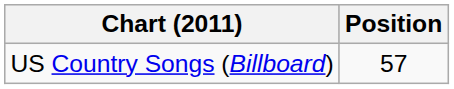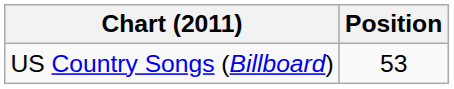(394, 63) 57 -> (394, 63) 53
